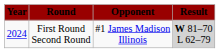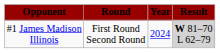columns swapped: (17, 12) <-> (133, 12)
